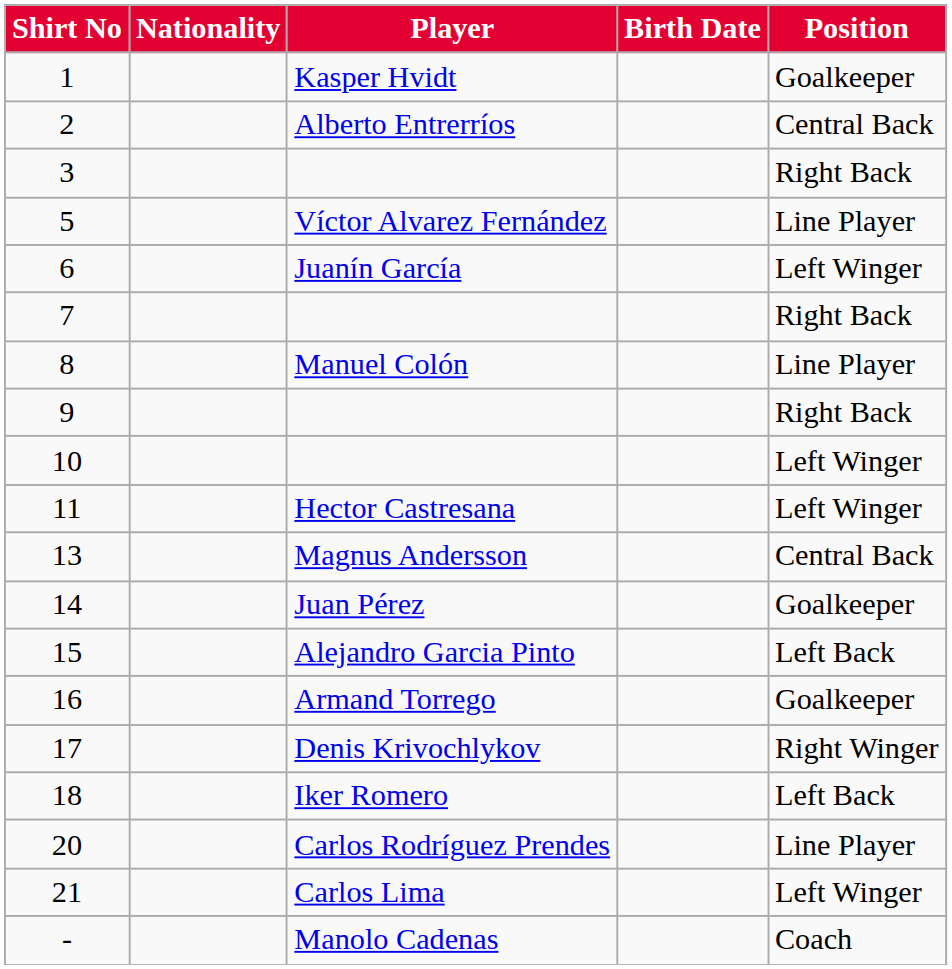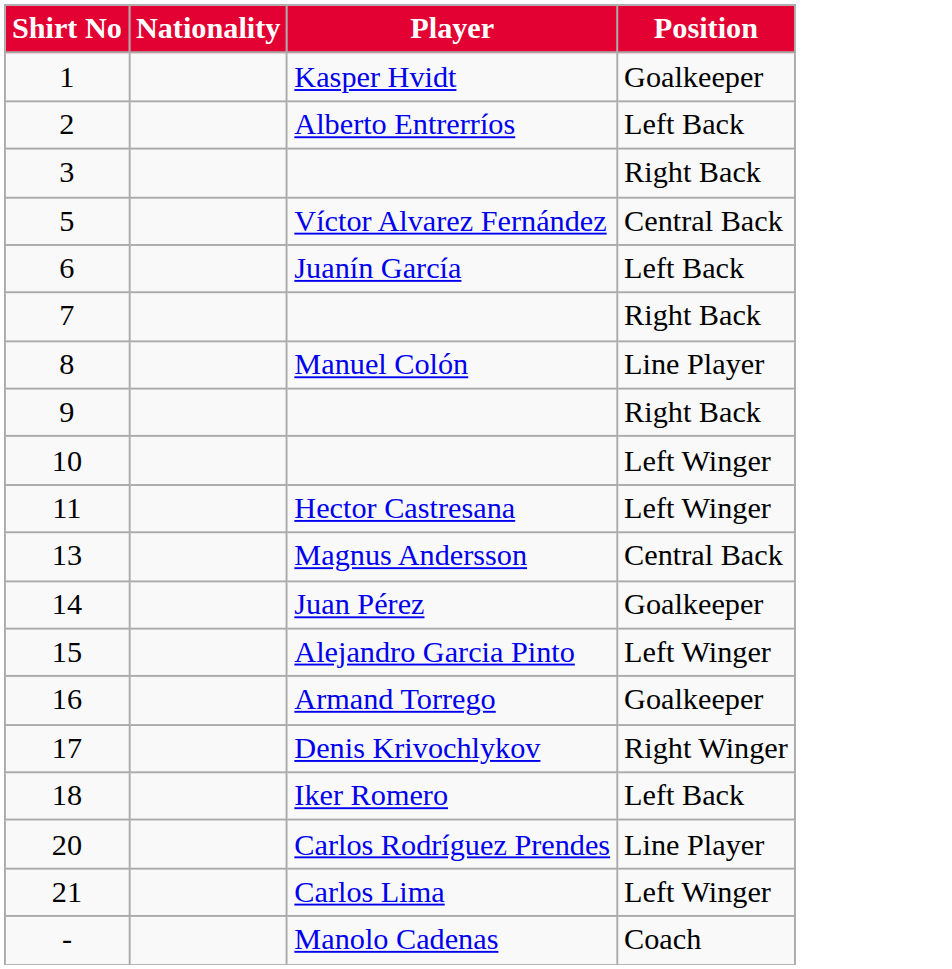- column: (693, 28)
(854, 124) Central Back -> (684, 124) Left Back
(845, 220) Line Player -> (703, 220) Central Back
(848, 268) Left Winger -> (684, 268) Left Back
(835, 651) Left Back -> (697, 651) Left Winger
